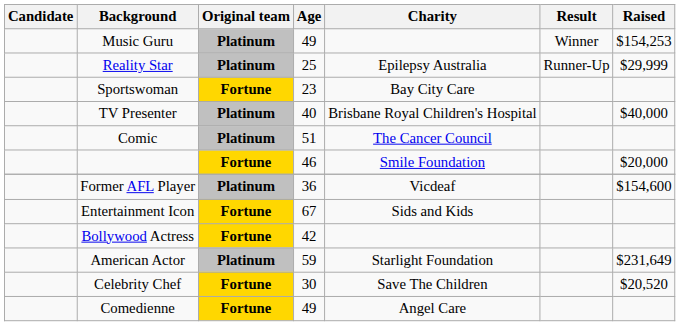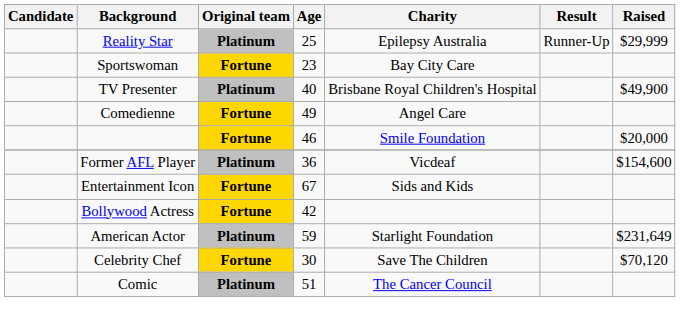- row: (138, 41)
(644, 114) $40,000 -> (644, 89) $49,900
rows swapped: (138, 138) <-> (138, 308)
(644, 284) $20,520 -> (644, 259) $70,120
